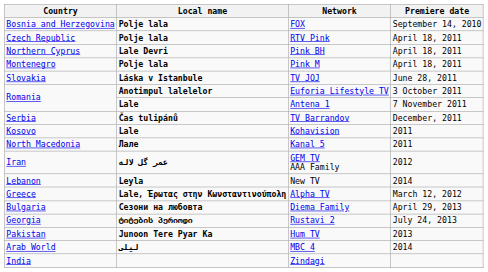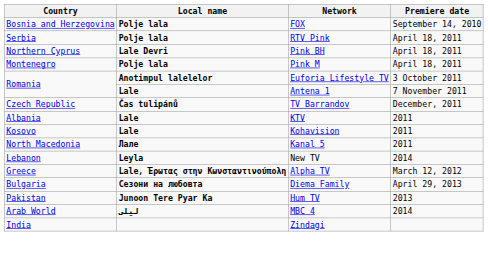(41, 38) Czech Republic -> (21, 38) Serbia
- row: (305, 78)
(21, 118) Serbia -> (41, 104) Czech Republic
+ row: (298, 118)
- row: (315, 163)
- row: (312, 221)
